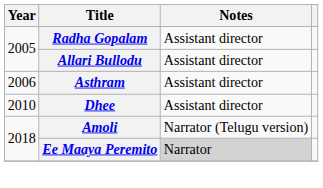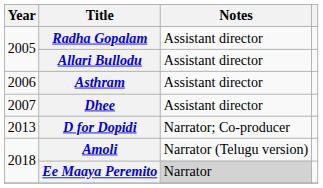(22, 104) 2010 -> (22, 104) 2007
+ row: (100, 127)
